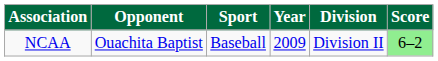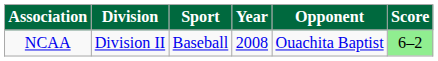columns swapped: (348, 17) <-> (149, 17)
(290, 42) 2009 -> (252, 42) 2008
